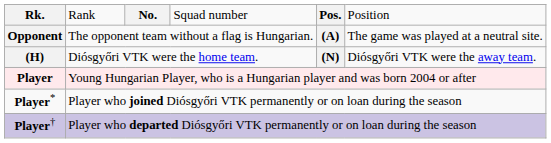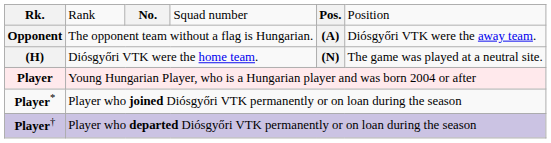(445, 35) The game was played at a neutral site. -> (442, 35) Diósgyőri VTK were the away team.
(442, 56) Diósgyőri VTK were the away team. -> (445, 56) The game was played at a neutral site.
